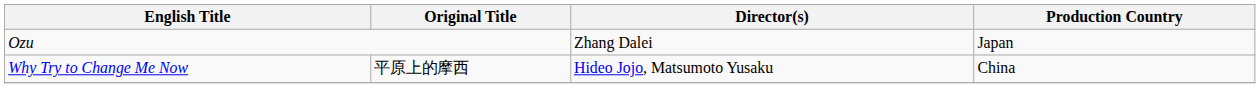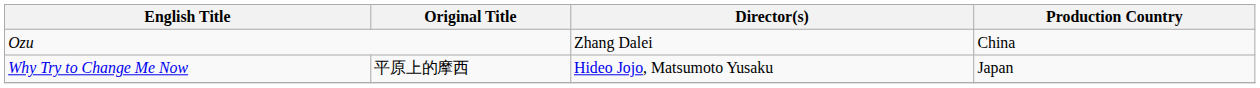(995, 42) Japan -> (996, 42) China
(996, 68) China -> (995, 68) Japan
